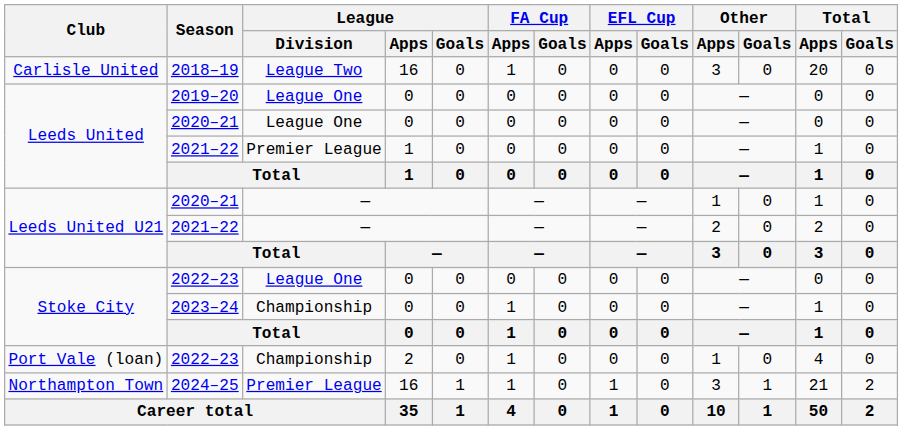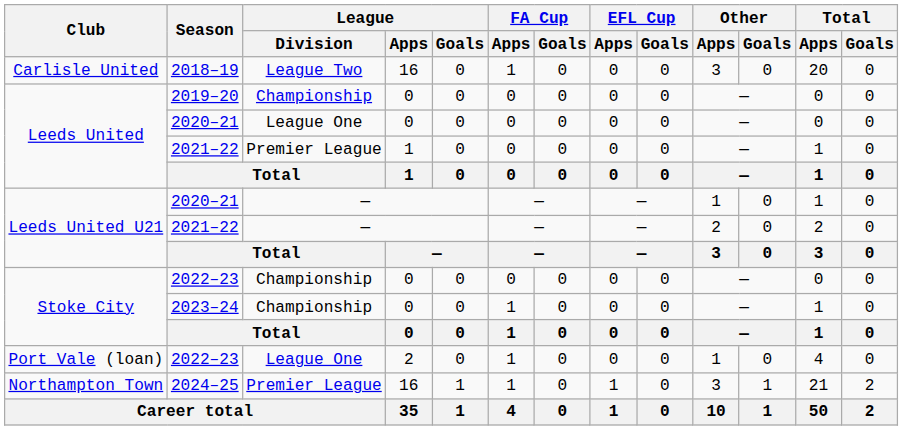(314, 97) League One -> (314, 97) Championship
(314, 280) League One -> (314, 280) Championship
(314, 359) Championship -> (314, 359) League One
